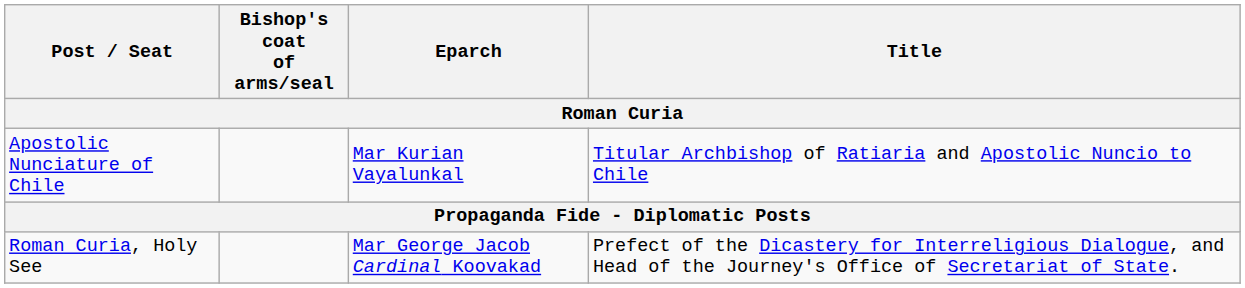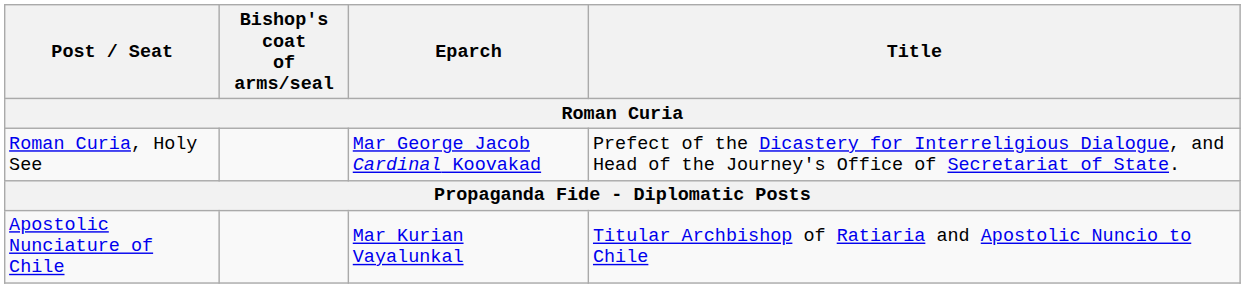rows swapped: (103, 257) <-> (81, 165)
